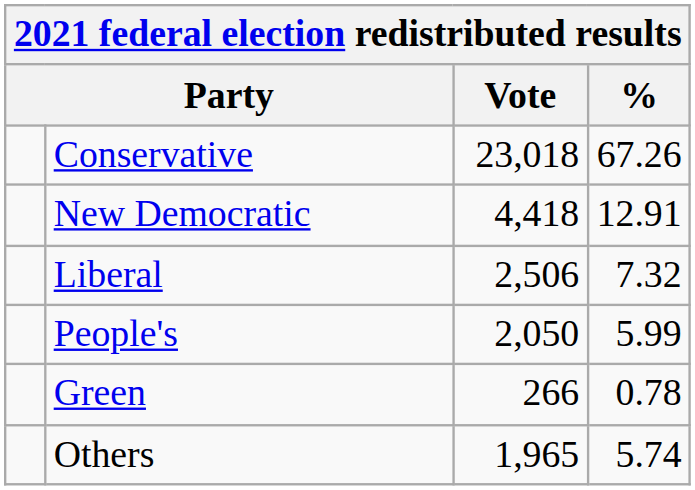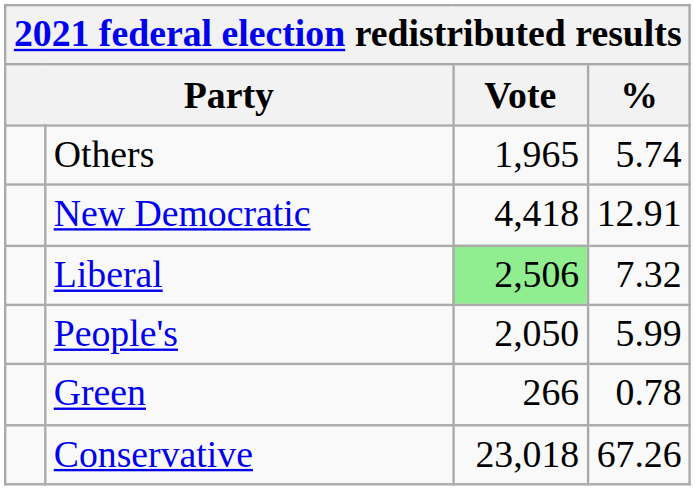rows swapped: (153, 154) <-> (104, 453)
(537, 273) no background -> (537, 273) lightgreen background
